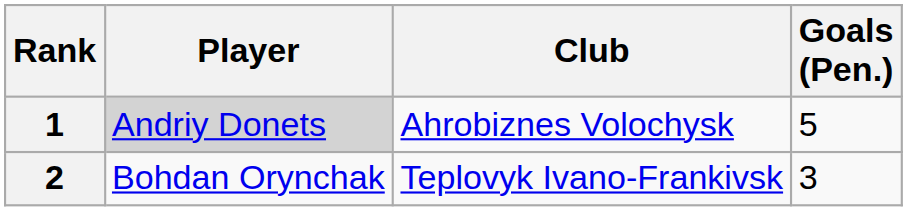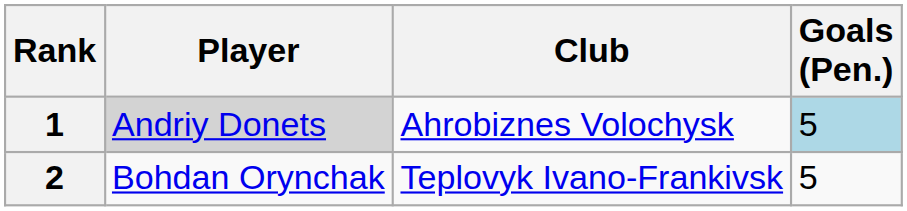(808, 123) no background -> (808, 123) lightblue background
(808, 177) 3 -> (808, 177) 5
